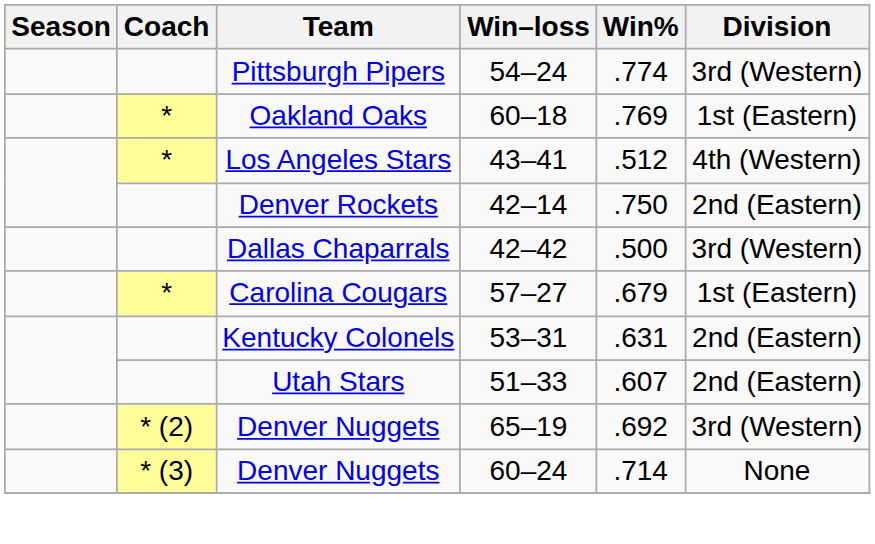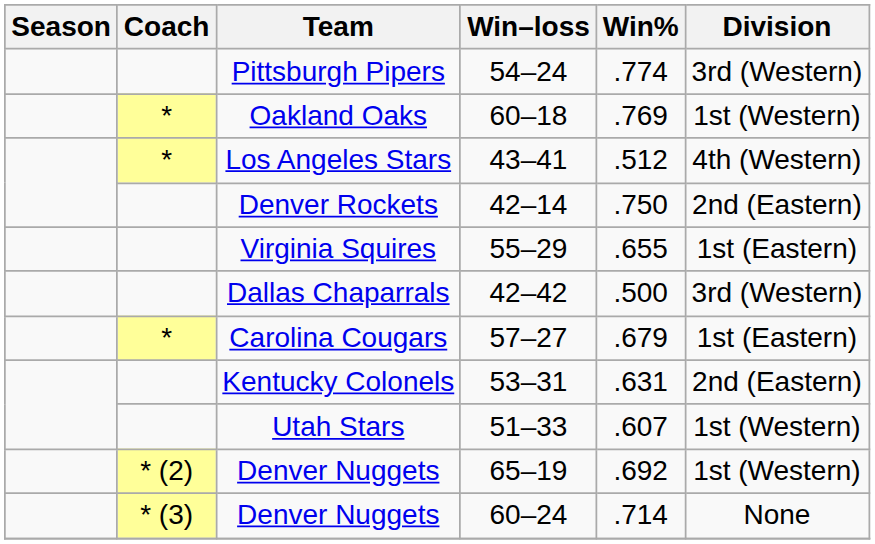(777, 115) 1st (Eastern) -> (777, 115) 1st (Western)
+ row: (338, 248)
(777, 381) 2nd (Eastern) -> (777, 426) 1st (Western)
(777, 426) 3rd (Western) -> (777, 470) 1st (Western)
